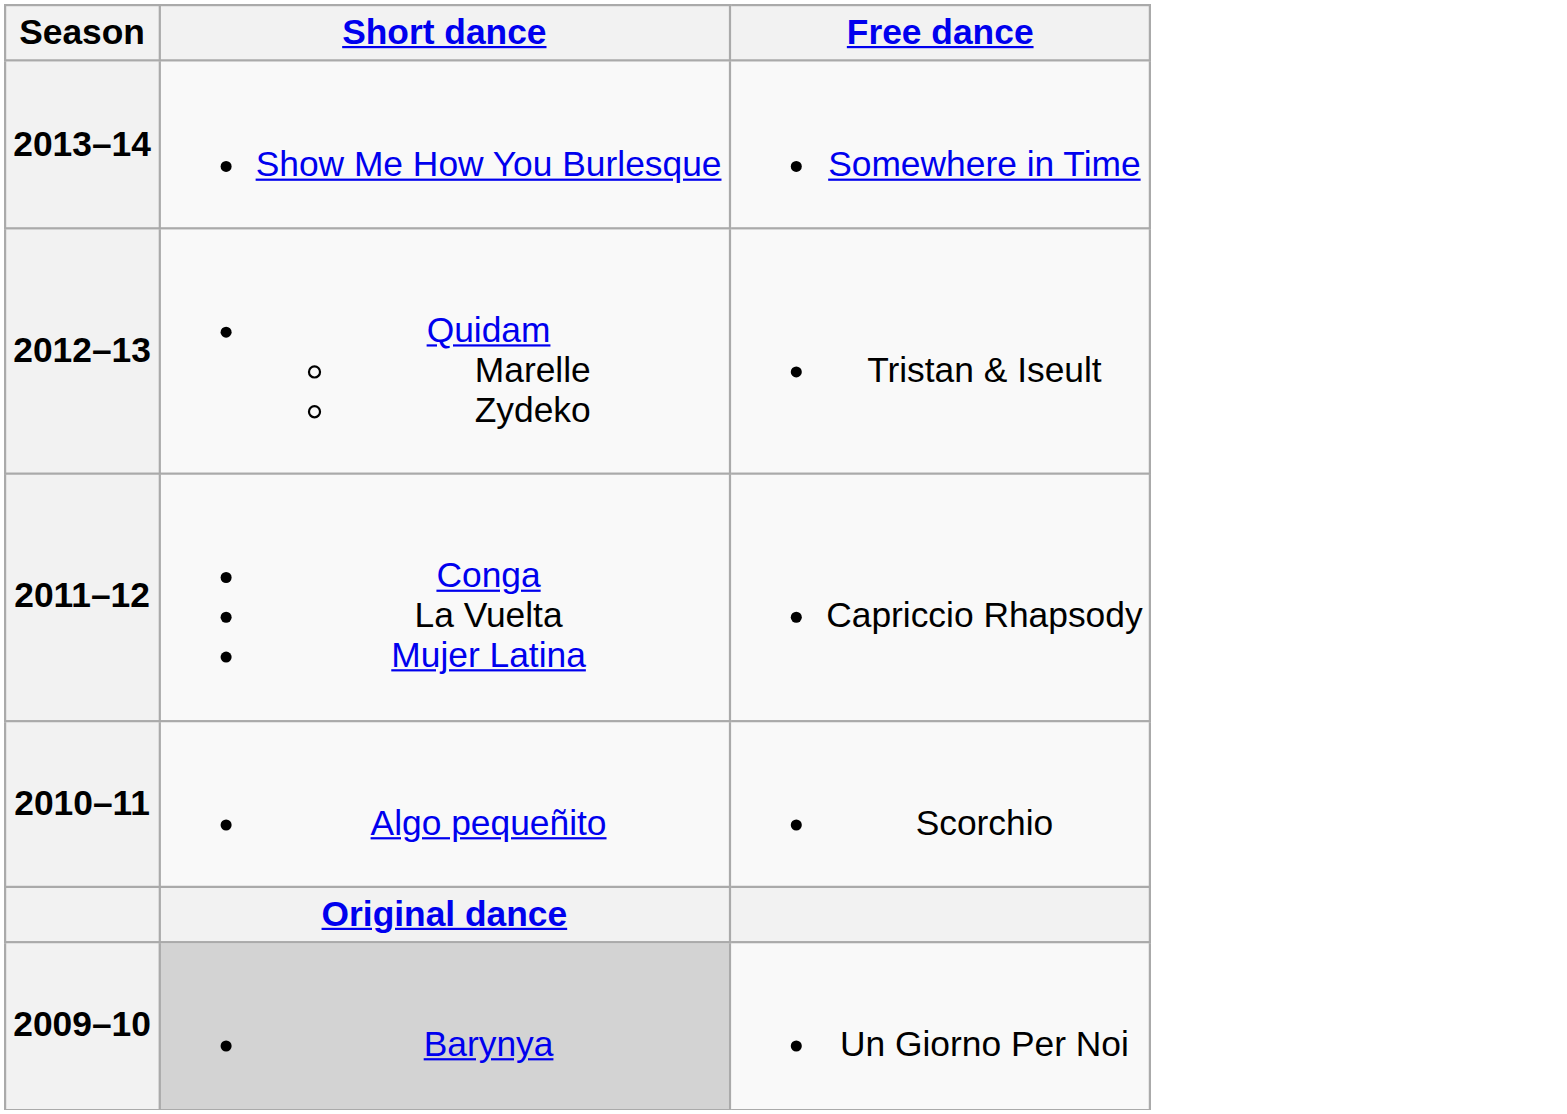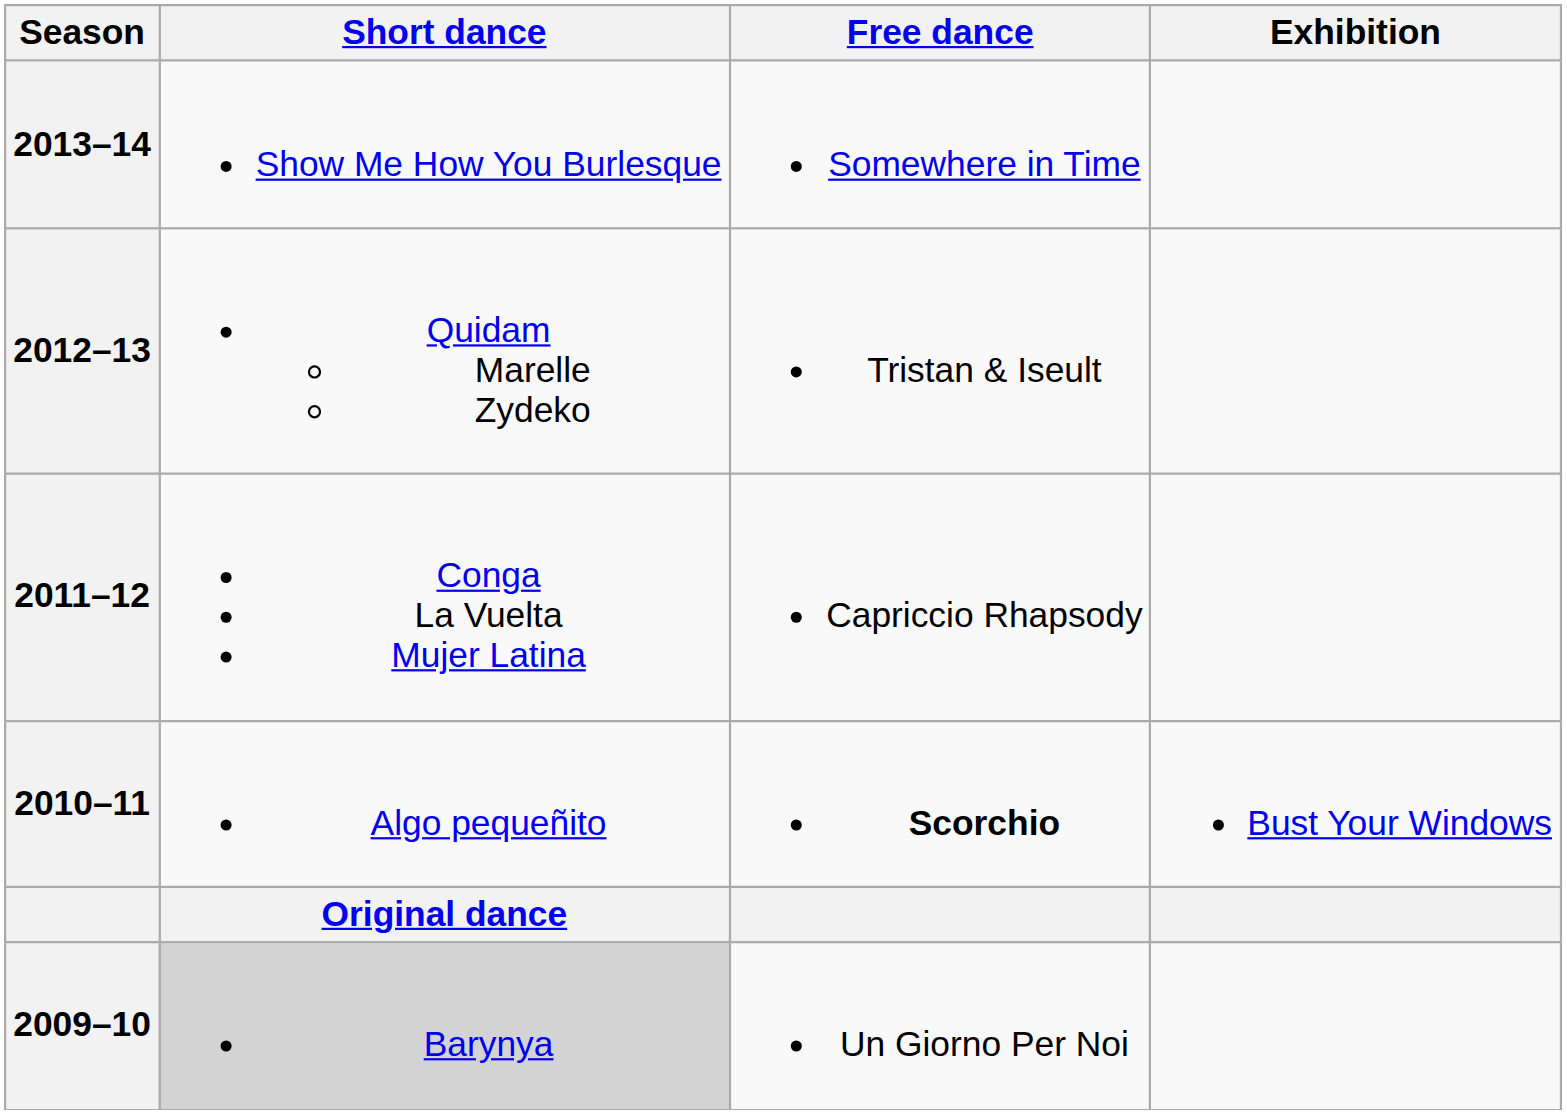+ column: (1355, 32)
(940, 823) normal -> (940, 823) bold
